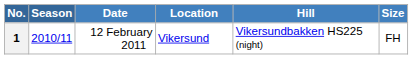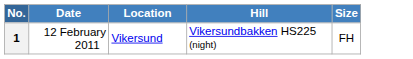- column: (52, 13)
